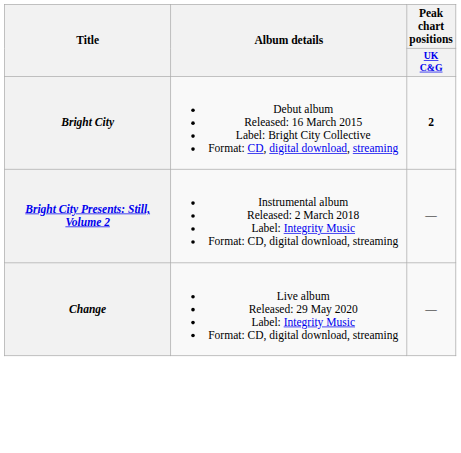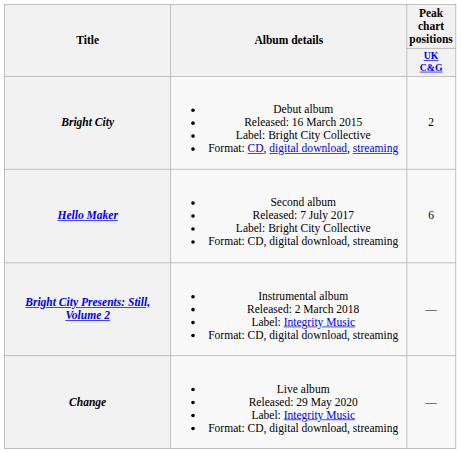(431, 122) bold -> (431, 122) normal
+ row: (88, 216)
